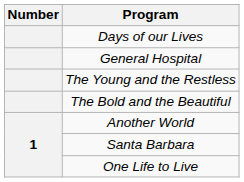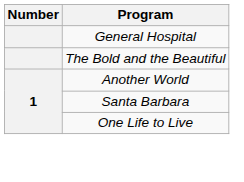- row: (151, 36)
- row: (151, 79)
